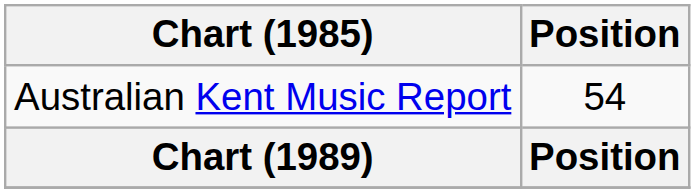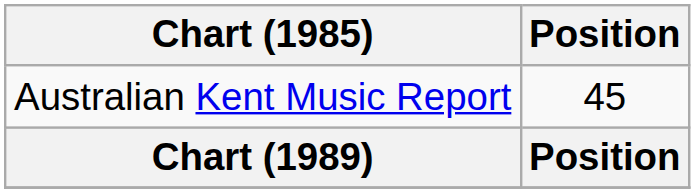(605, 95) 54 -> (605, 95) 45
